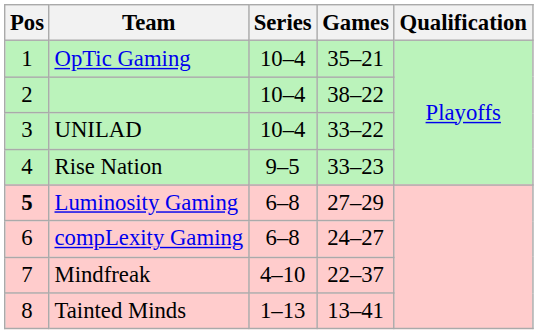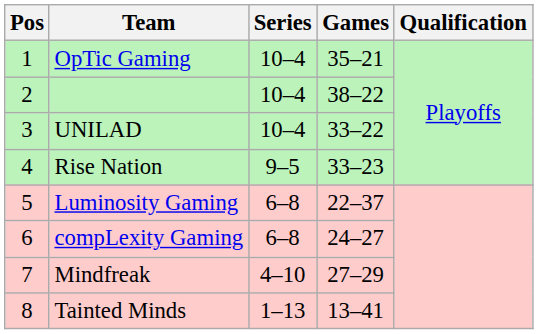(27, 202) bold -> (27, 202) normal
(356, 202) 27–29 -> (356, 202) 22–37
(356, 274) 22–37 -> (356, 274) 27–29
